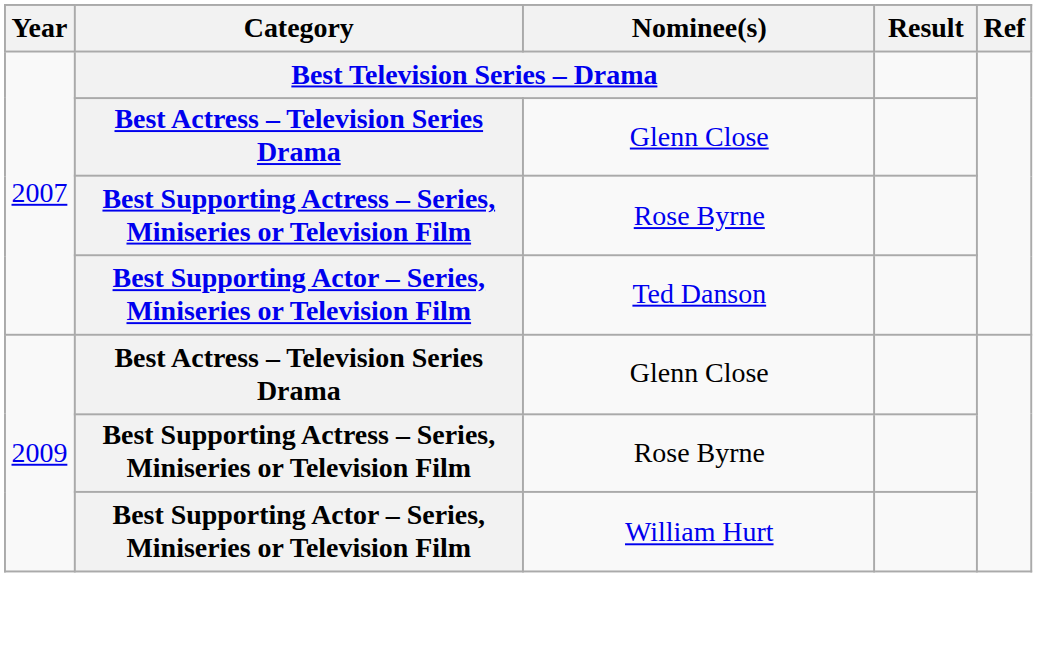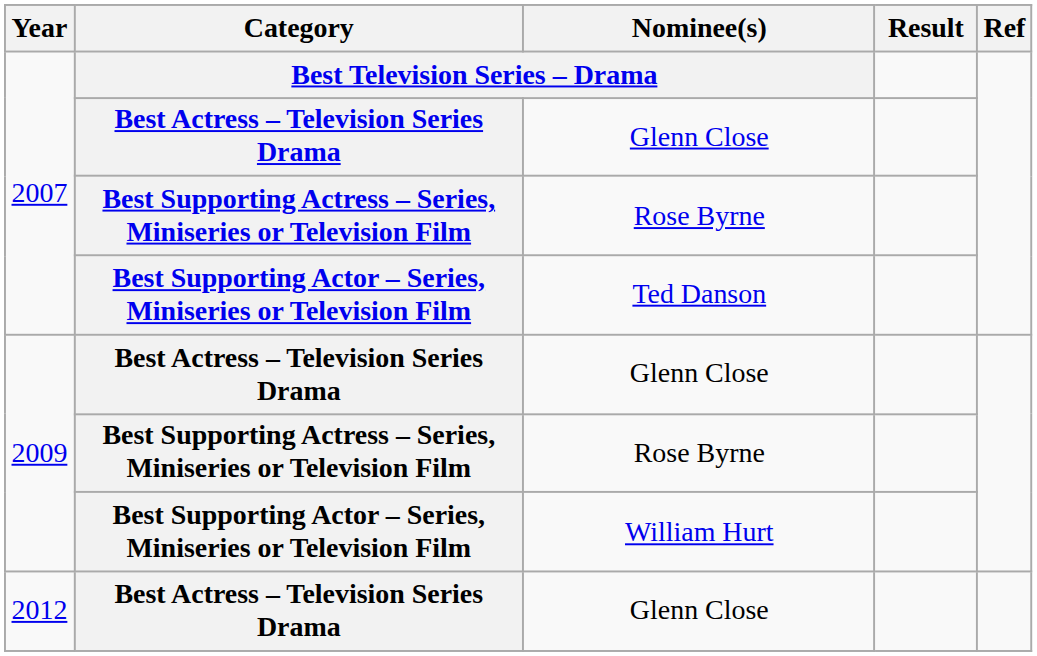+ row: (39, 610)
